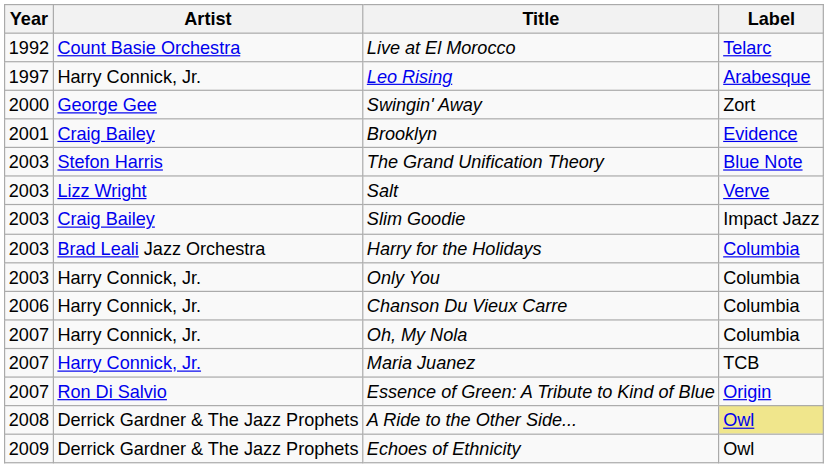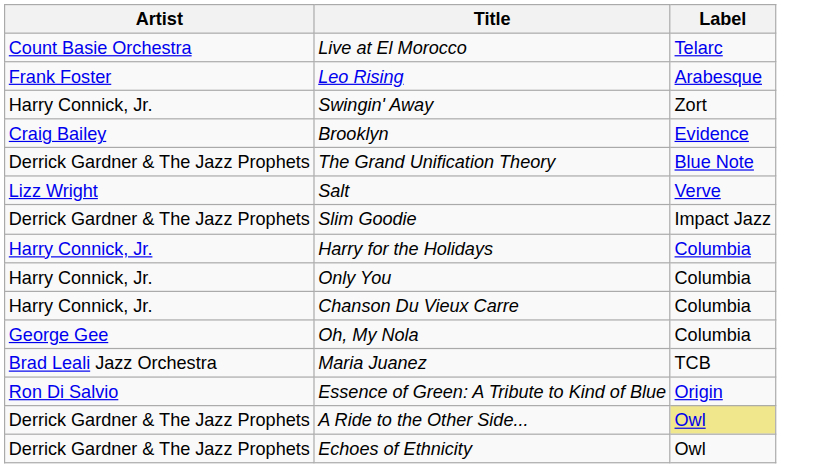- column: (29, 19)
(129, 76) Harry Connick, Jr. -> (60, 76) Frank Foster
(107, 105) George Gee -> (81, 105) Harry Connick, Jr.
(110, 162) Stefon Harris -> (159, 162) Derrick Gardner & The Jazz Prophets
(106, 220) Craig Bailey -> (159, 220) Derrick Gardner & The Jazz Prophets
(161, 248) Brad Leali Jazz Orchestra -> (81, 248) Harry Connick, Jr.
(129, 334) Harry Connick, Jr. -> (59, 334) George Gee
(129, 363) Harry Connick, Jr. -> (113, 363) Brad Leali Jazz Orchestra
